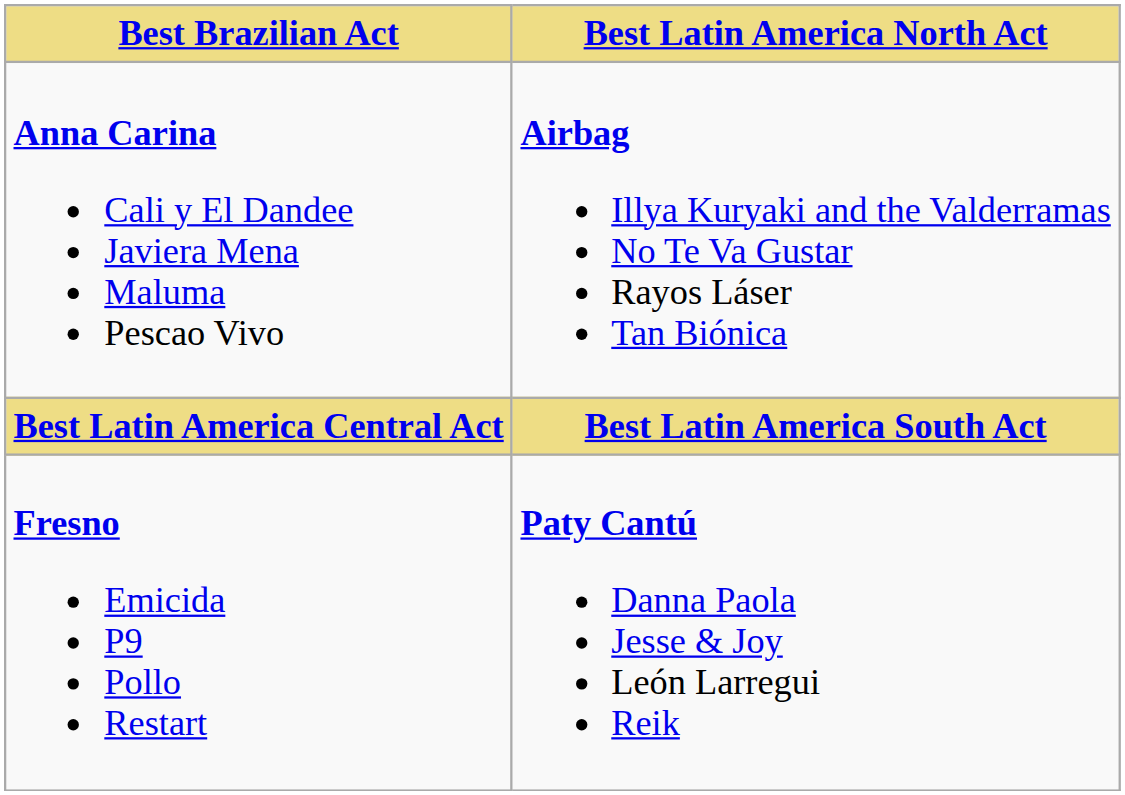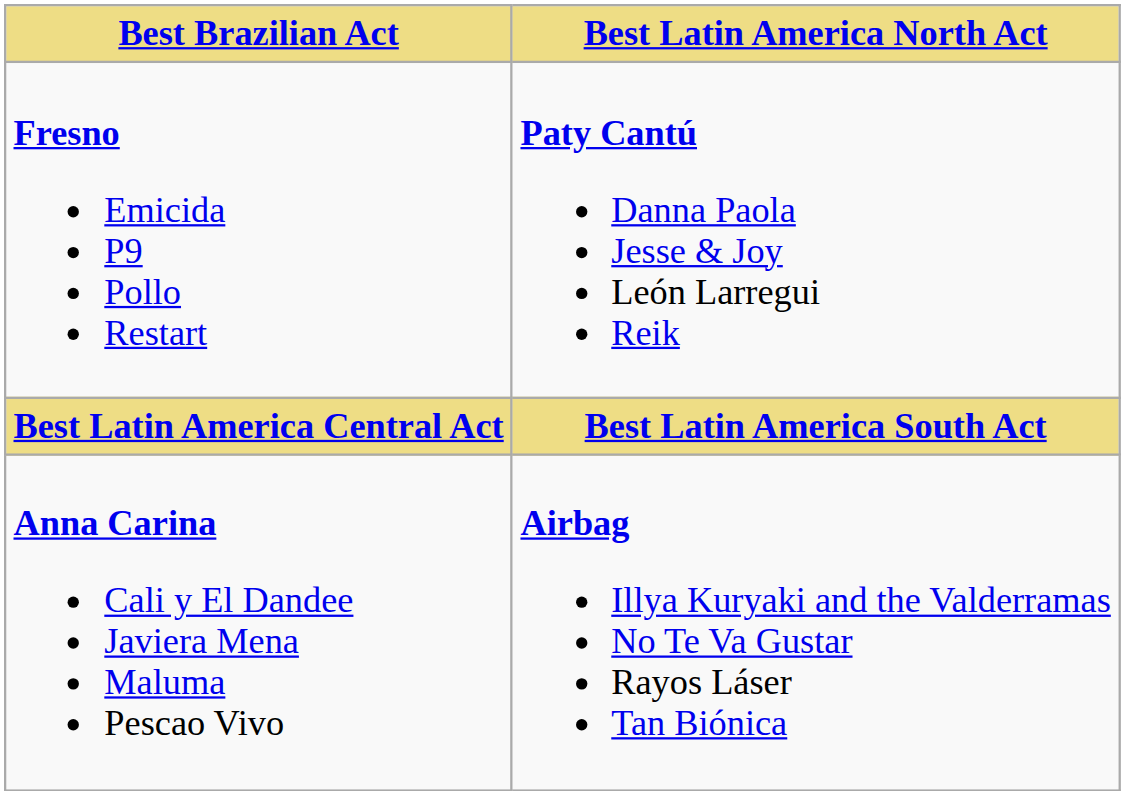rows swapped: (259, 624) <-> (259, 232)
